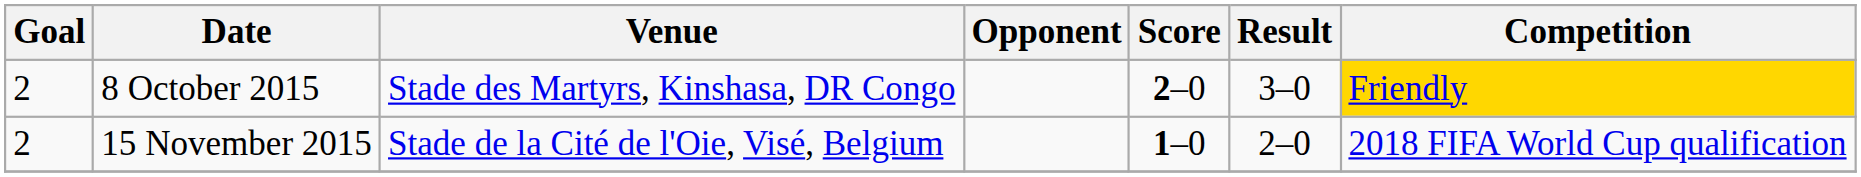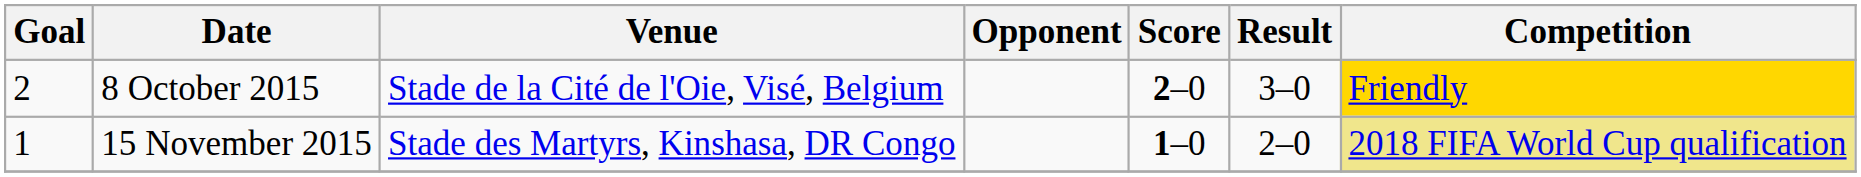(672, 87) Stade des Martyrs, Kinshasa, DR Congo -> (666, 87) Stade de la Cité de l'Oie, Visé, Belgium
(22, 143) 2 -> (22, 143) 1
(666, 143) Stade de la Cité de l'Oie, Visé, Belgium -> (672, 143) Stade des Martyrs, Kinshasa, DR Congo
(1598, 143) no background -> (1598, 143) khaki background
